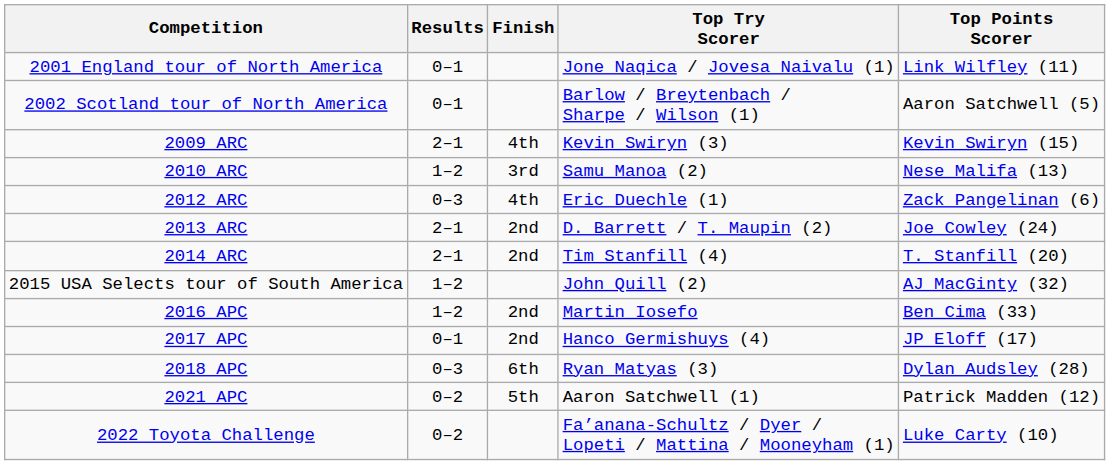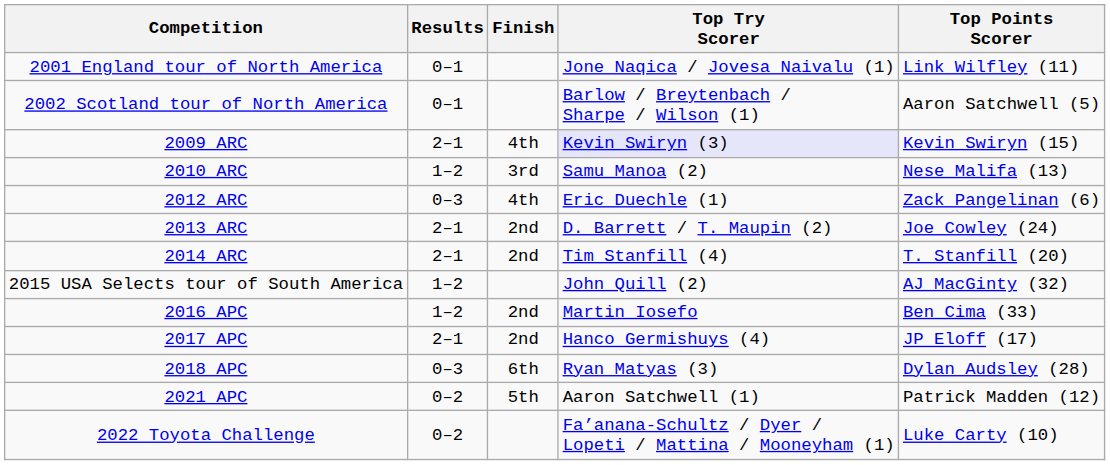(646, 143) no background -> (646, 143) lavender background
(448, 340) 0–1 -> (448, 340) 2–1
